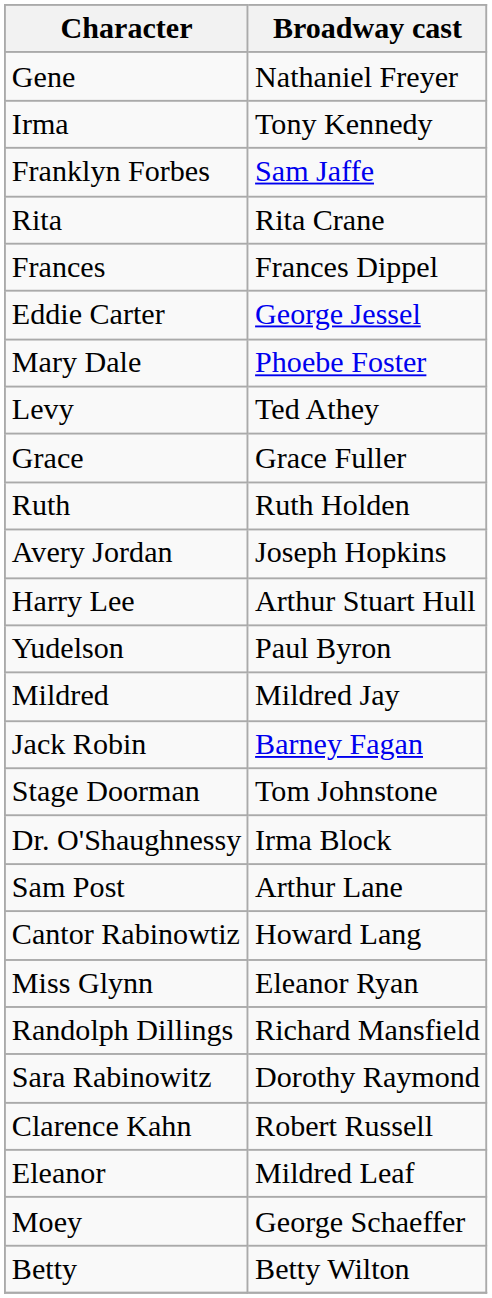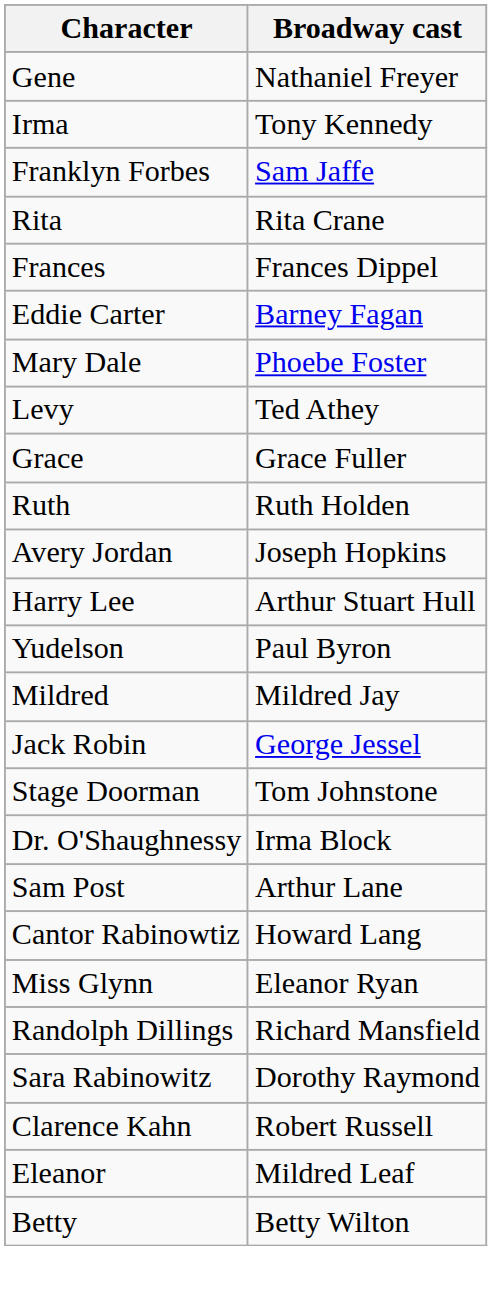(338, 314) George Jessel -> (339, 314) Barney Fagan
(339, 743) Barney Fagan -> (338, 743) George Jessel
- row: (47, 1220)
